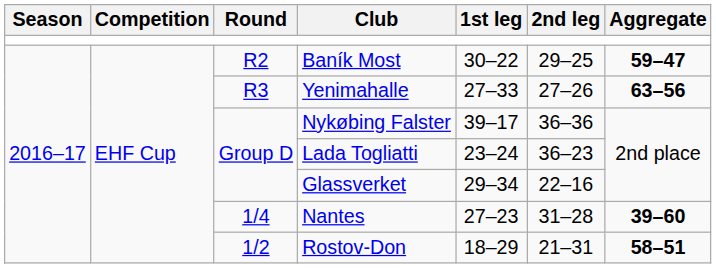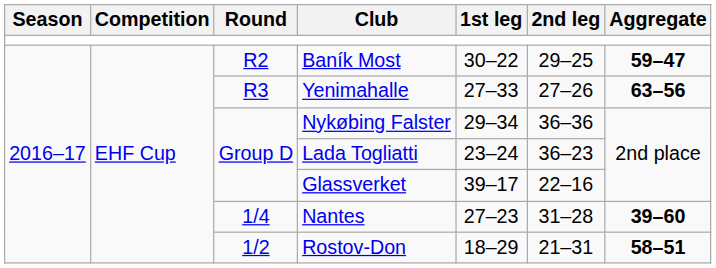(491, 122) 39–17 -> (491, 122) 29–34
(491, 185) 29–34 -> (491, 185) 39–17
